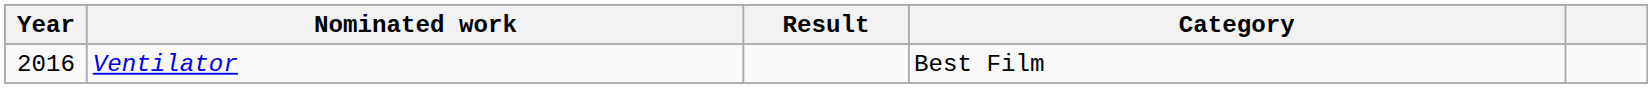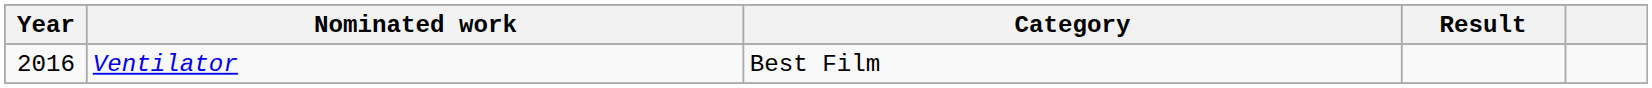columns swapped: (1237, 25) <-> (826, 25)
